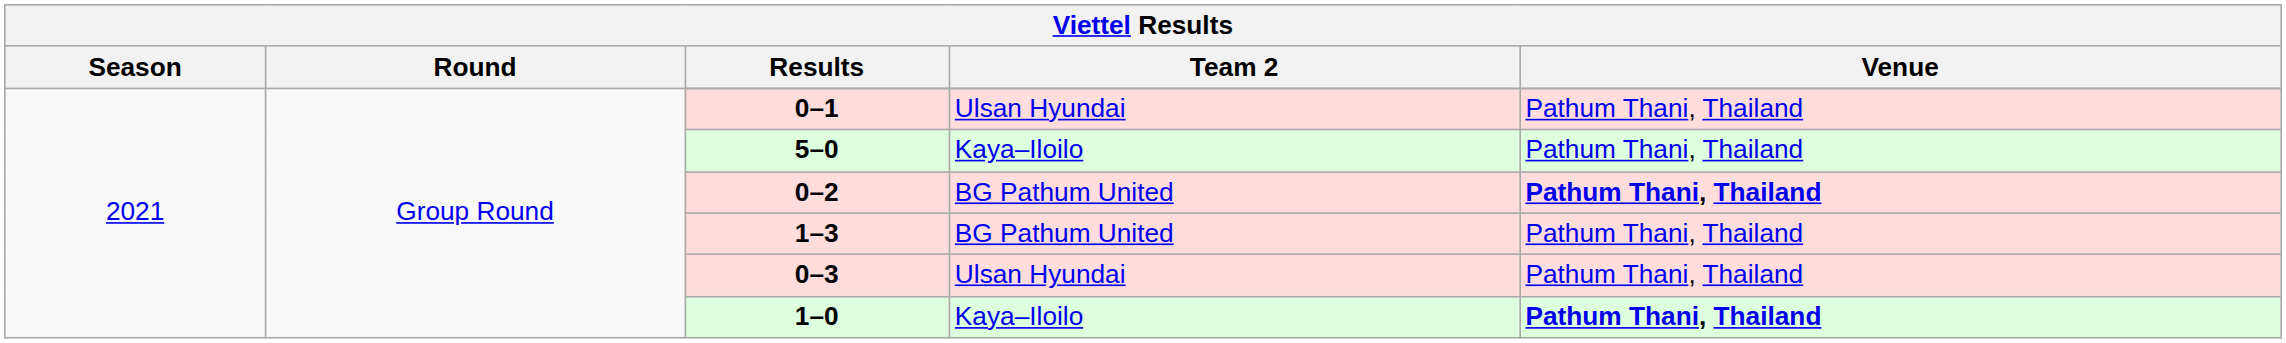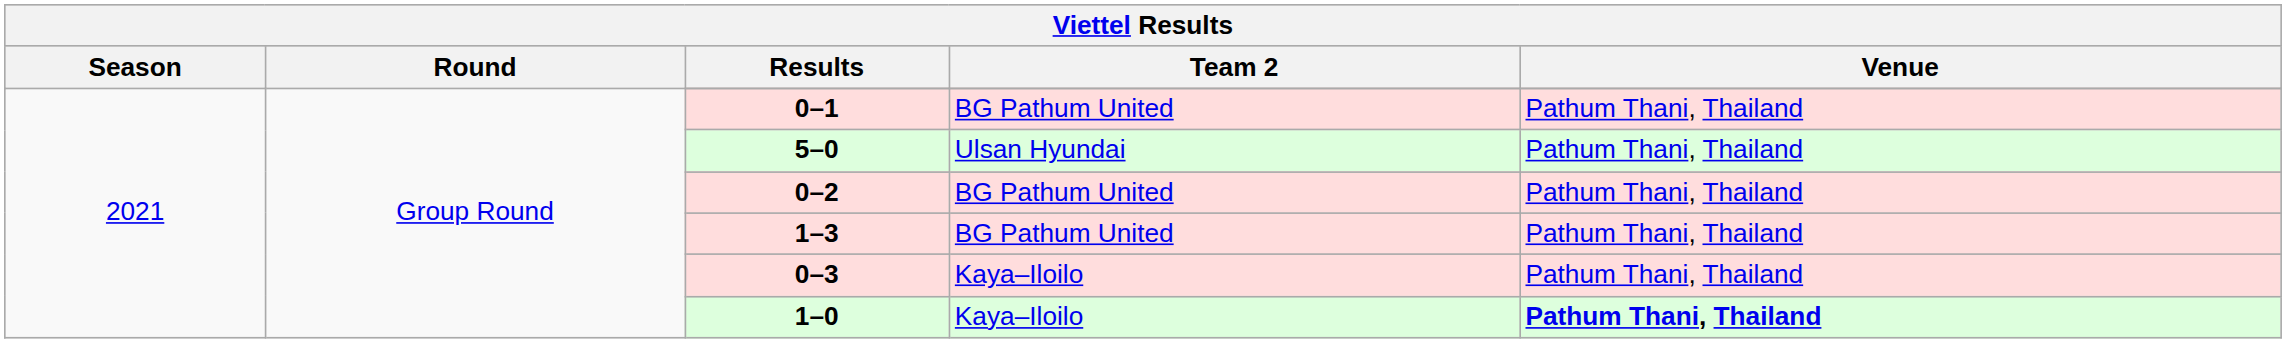(1040, 108) Ulsan Hyundai -> (1064, 108) BG Pathum United
(1019, 150) Kaya–Iloilo -> (1040, 150) Ulsan Hyundai
(1673, 191) bold -> (1664, 191) normal
(1040, 274) Ulsan Hyundai -> (1019, 274) Kaya–Iloilo
